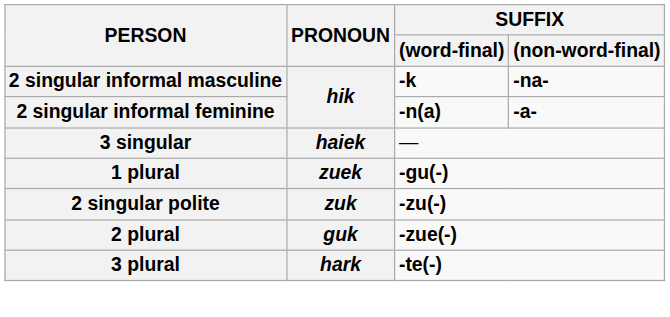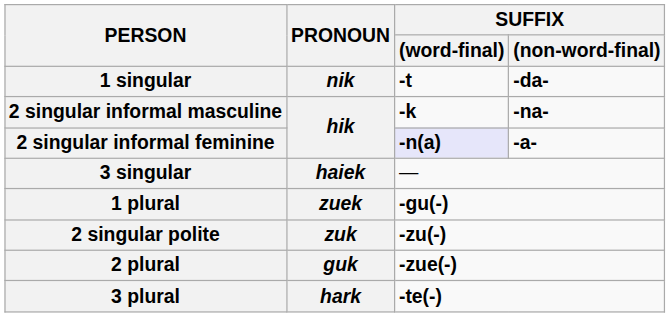+ row: (145, 81)
(420, 111) no background -> (420, 142) lavender background
